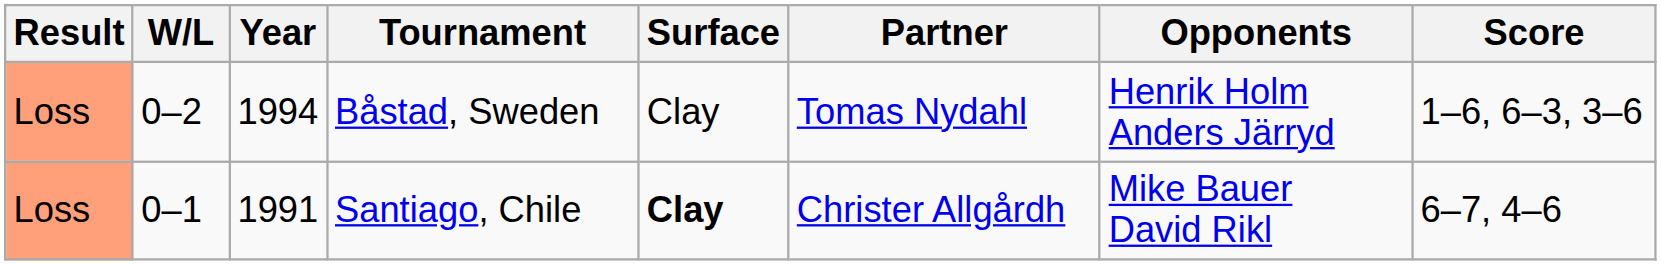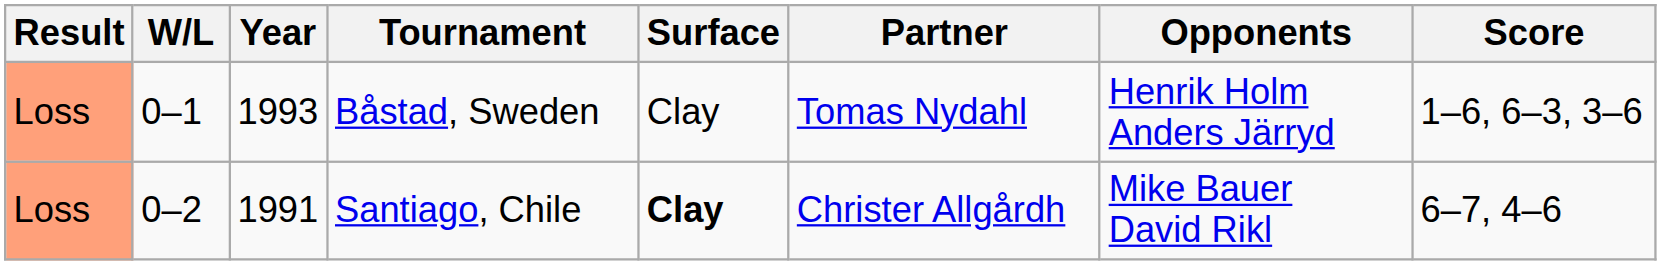(172, 111) 0–2 -> (172, 111) 0–1
(278, 111) 1994 -> (278, 111) 1993
(172, 209) 0–1 -> (172, 209) 0–2
